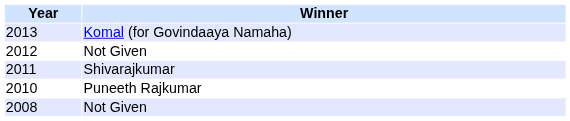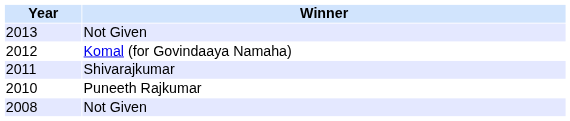(188, 32) Komal (for Govindaaya Namaha) -> (115, 32) Not Given
(115, 51) Not Given -> (188, 51) Komal (for Govindaaya Namaha)
